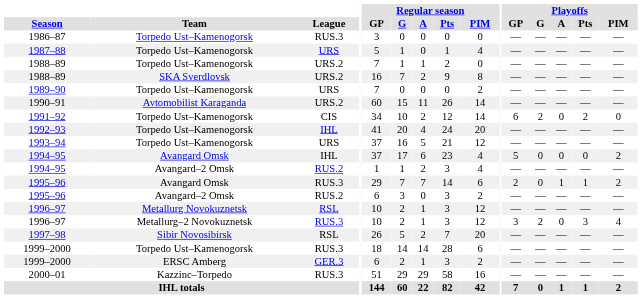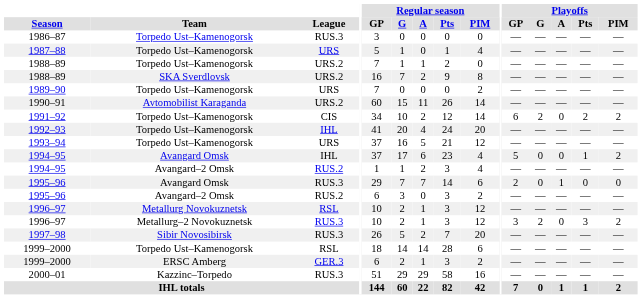(618, 116) 0 -> (618, 116) 2
(585, 155) 0 -> (585, 155) 1
(585, 182) 1 -> (585, 182) 0
(618, 182) 2 -> (618, 182) 0
(618, 221) 4 -> (618, 221) 2
(329, 235) RSL -> (329, 235) RUS.3
(329, 248) RUS.3 -> (329, 248) RSL
